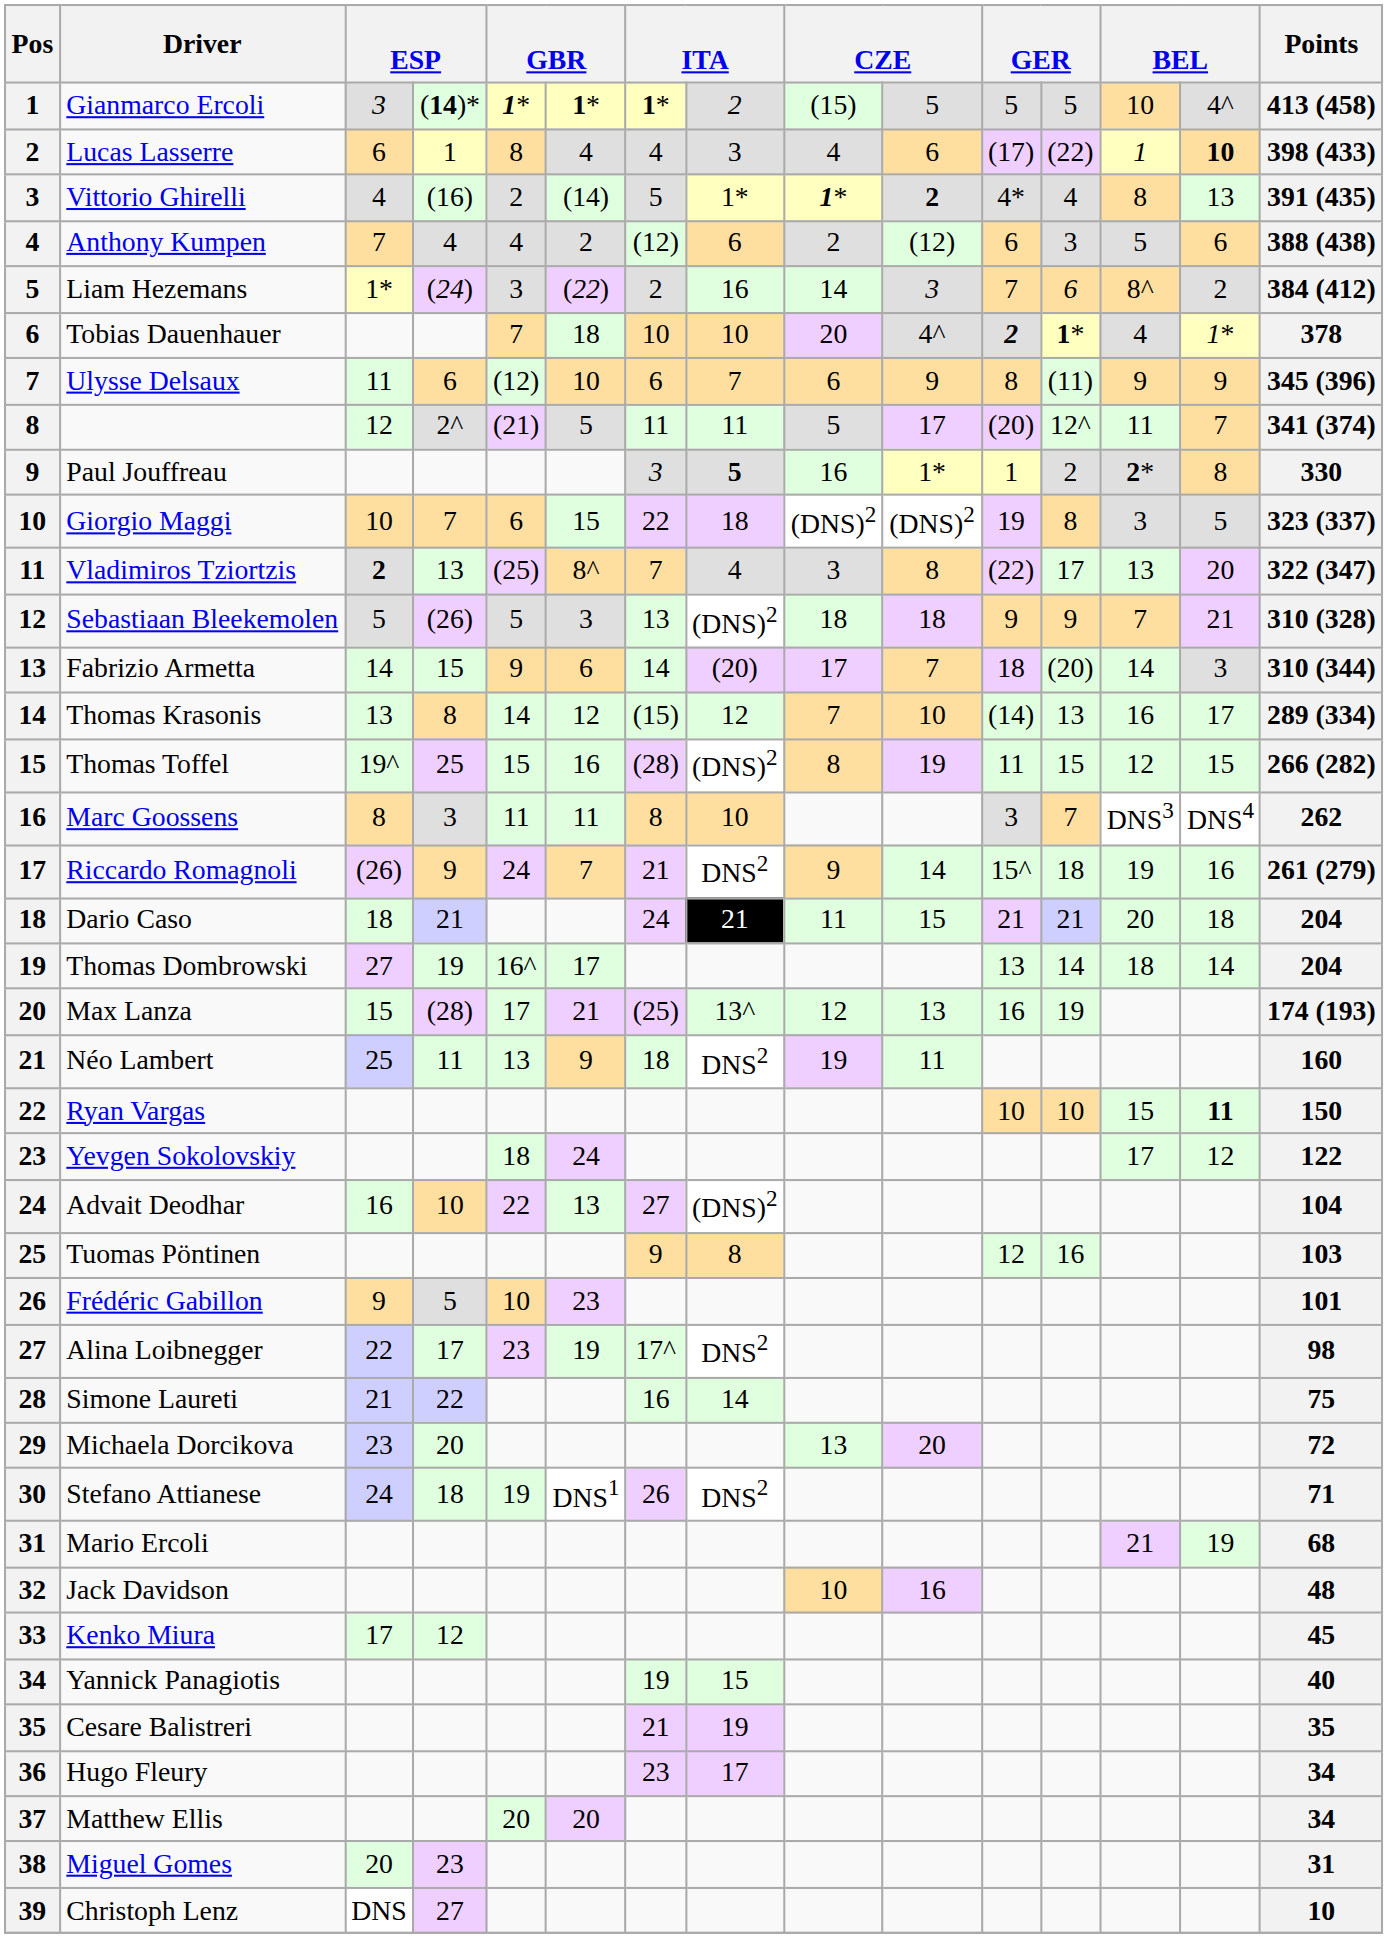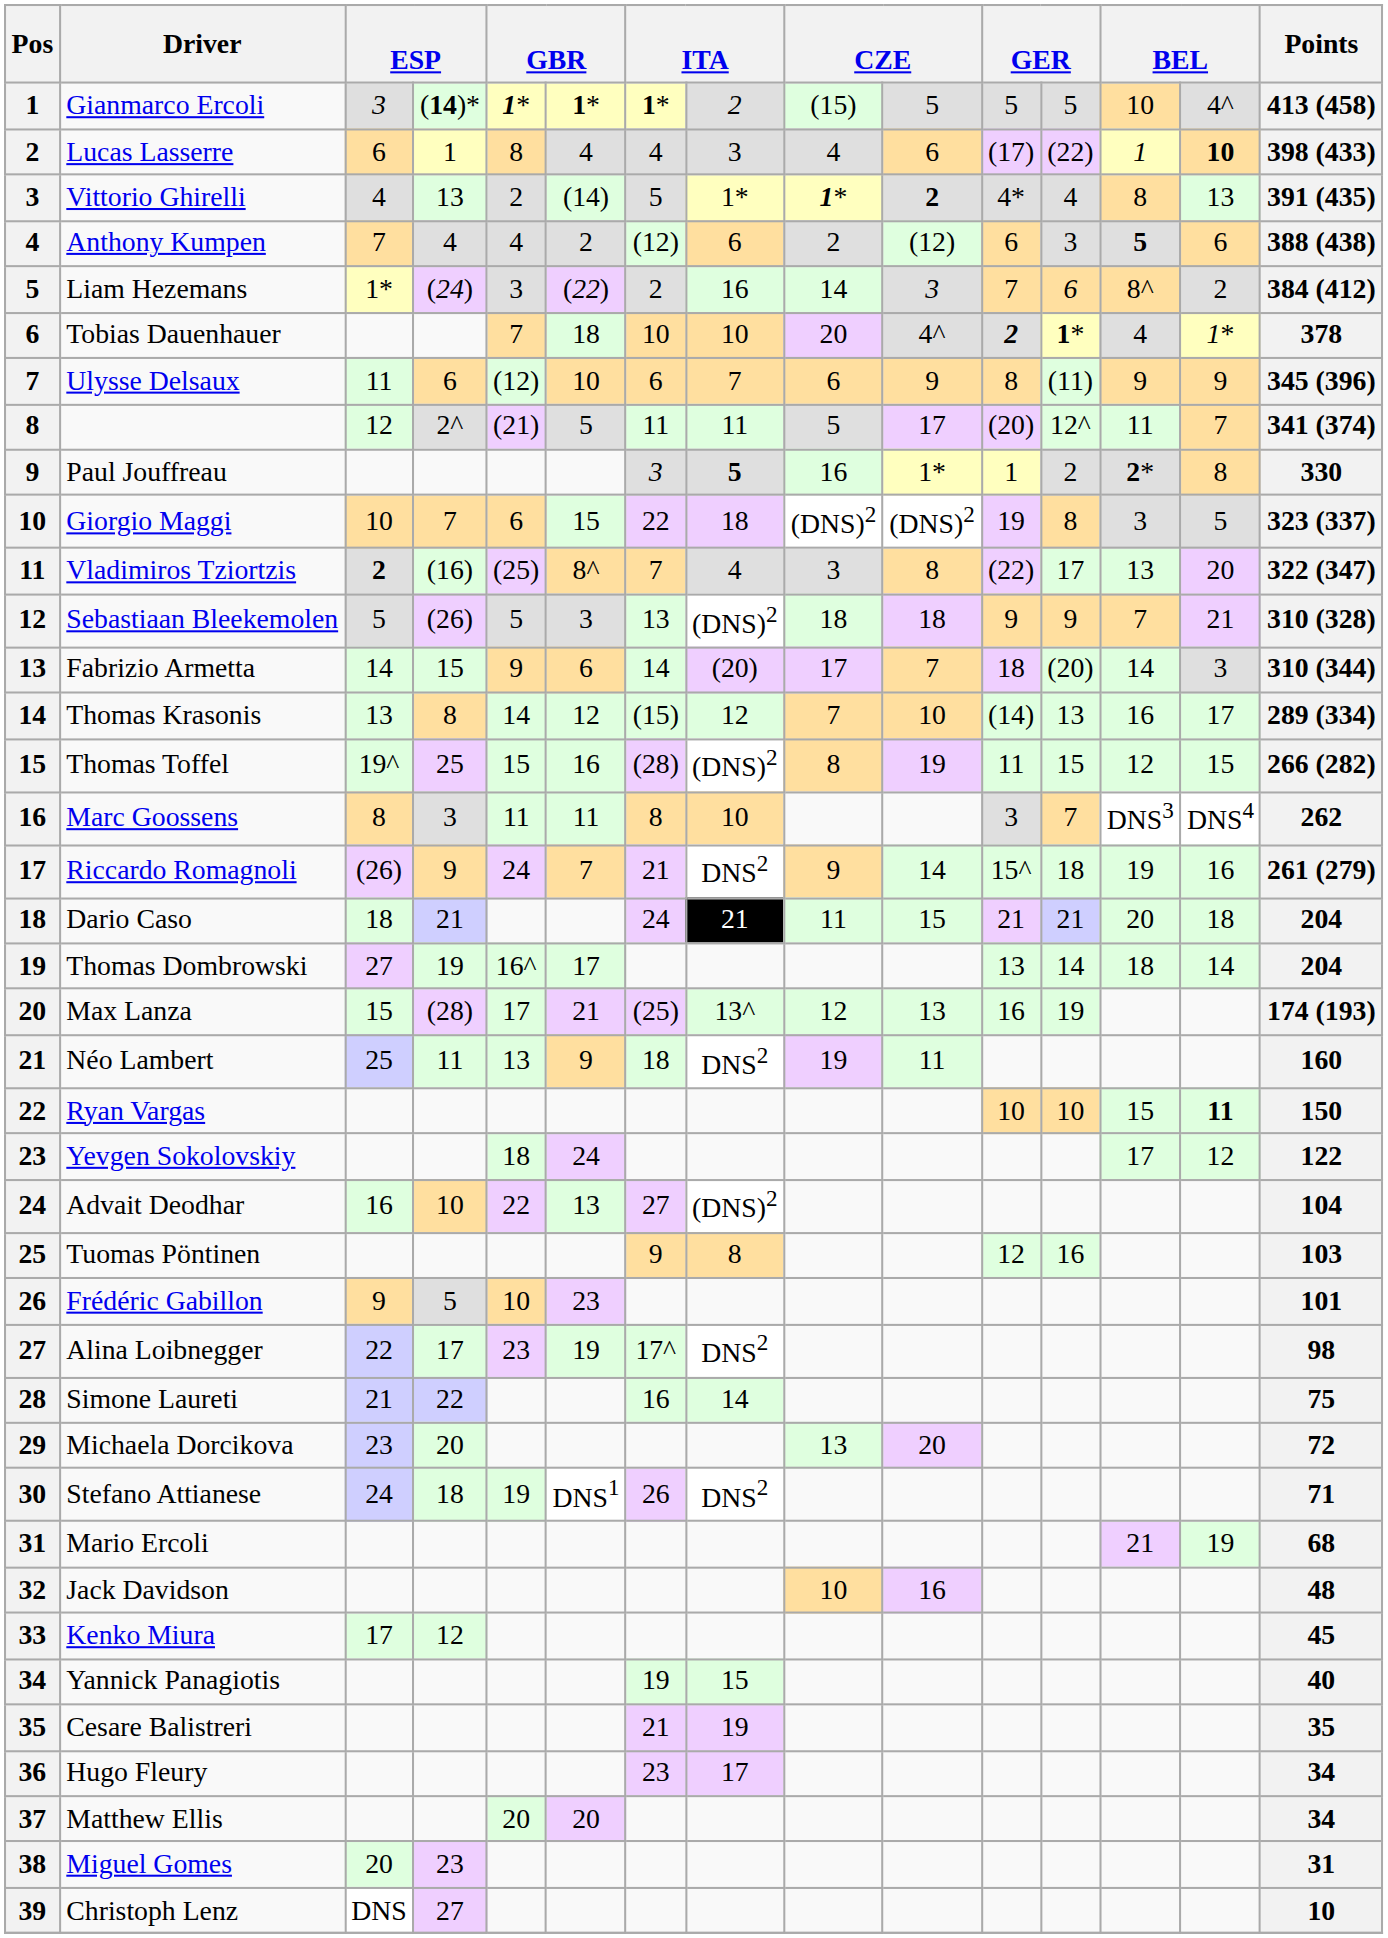(450, 196) (16) -> (450, 196) 13
(1140, 242) normal -> (1140, 242) bold
(450, 570) 13 -> (450, 570) (16)
